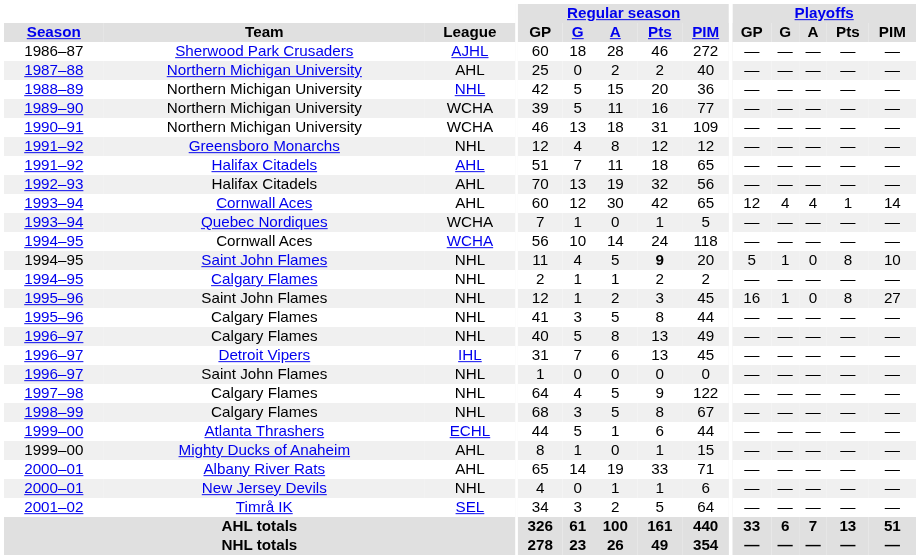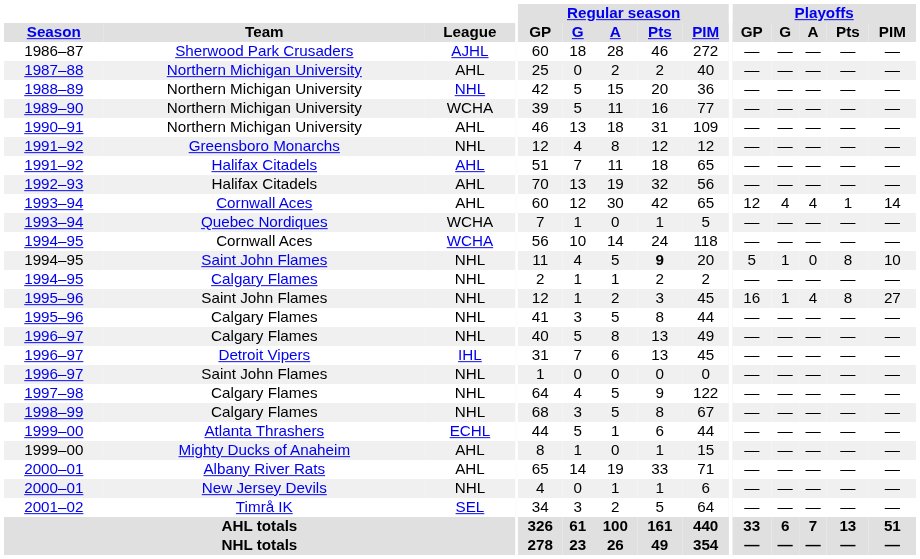(470, 127) WCHA -> (470, 127) AHL
(813, 298) 0 -> (813, 298) 4
